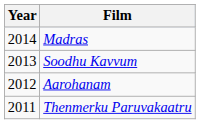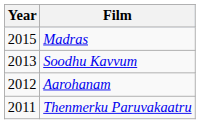(22, 38) 2014 -> (22, 38) 2015
